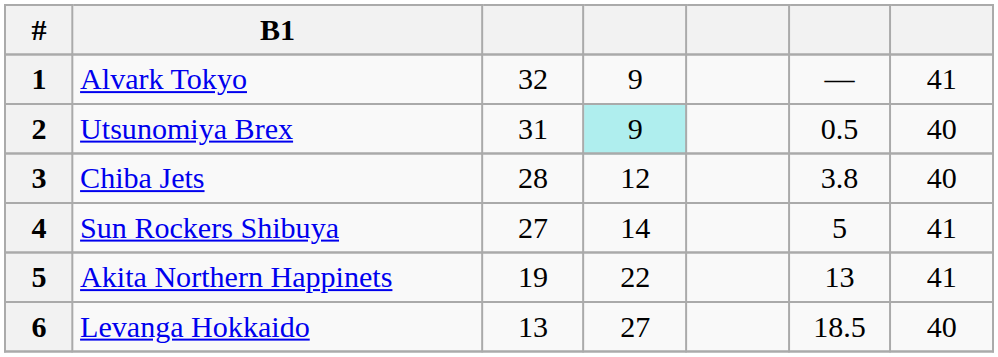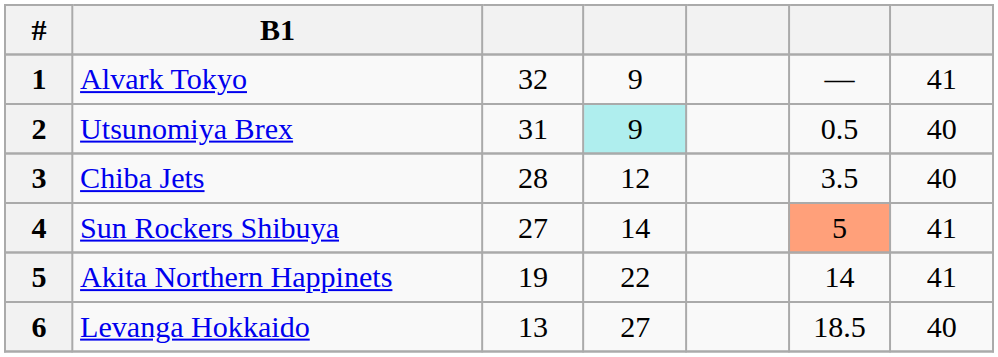(840, 178) 3.8 -> (840, 178) 3.5
(840, 227) no background -> (840, 227) lightsalmon background
(840, 277) 13 -> (840, 277) 14
